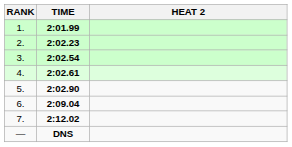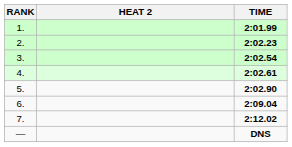columns swapped: (188, 12) <-> (63, 12)
